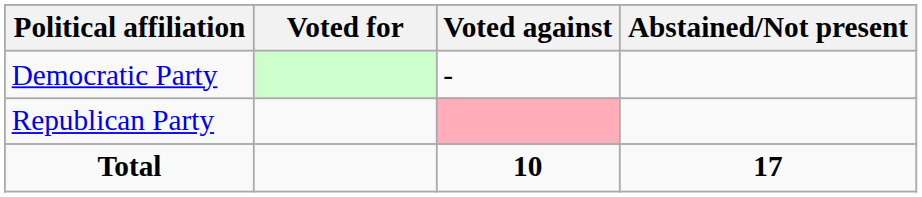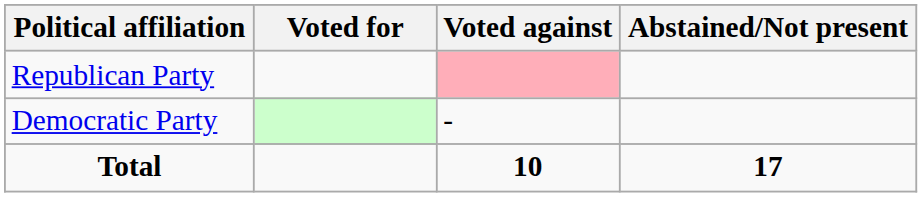rows swapped: (115, 74) <-> (113, 120)
